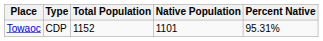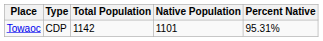(84, 28) 1152 -> (84, 28) 1142
